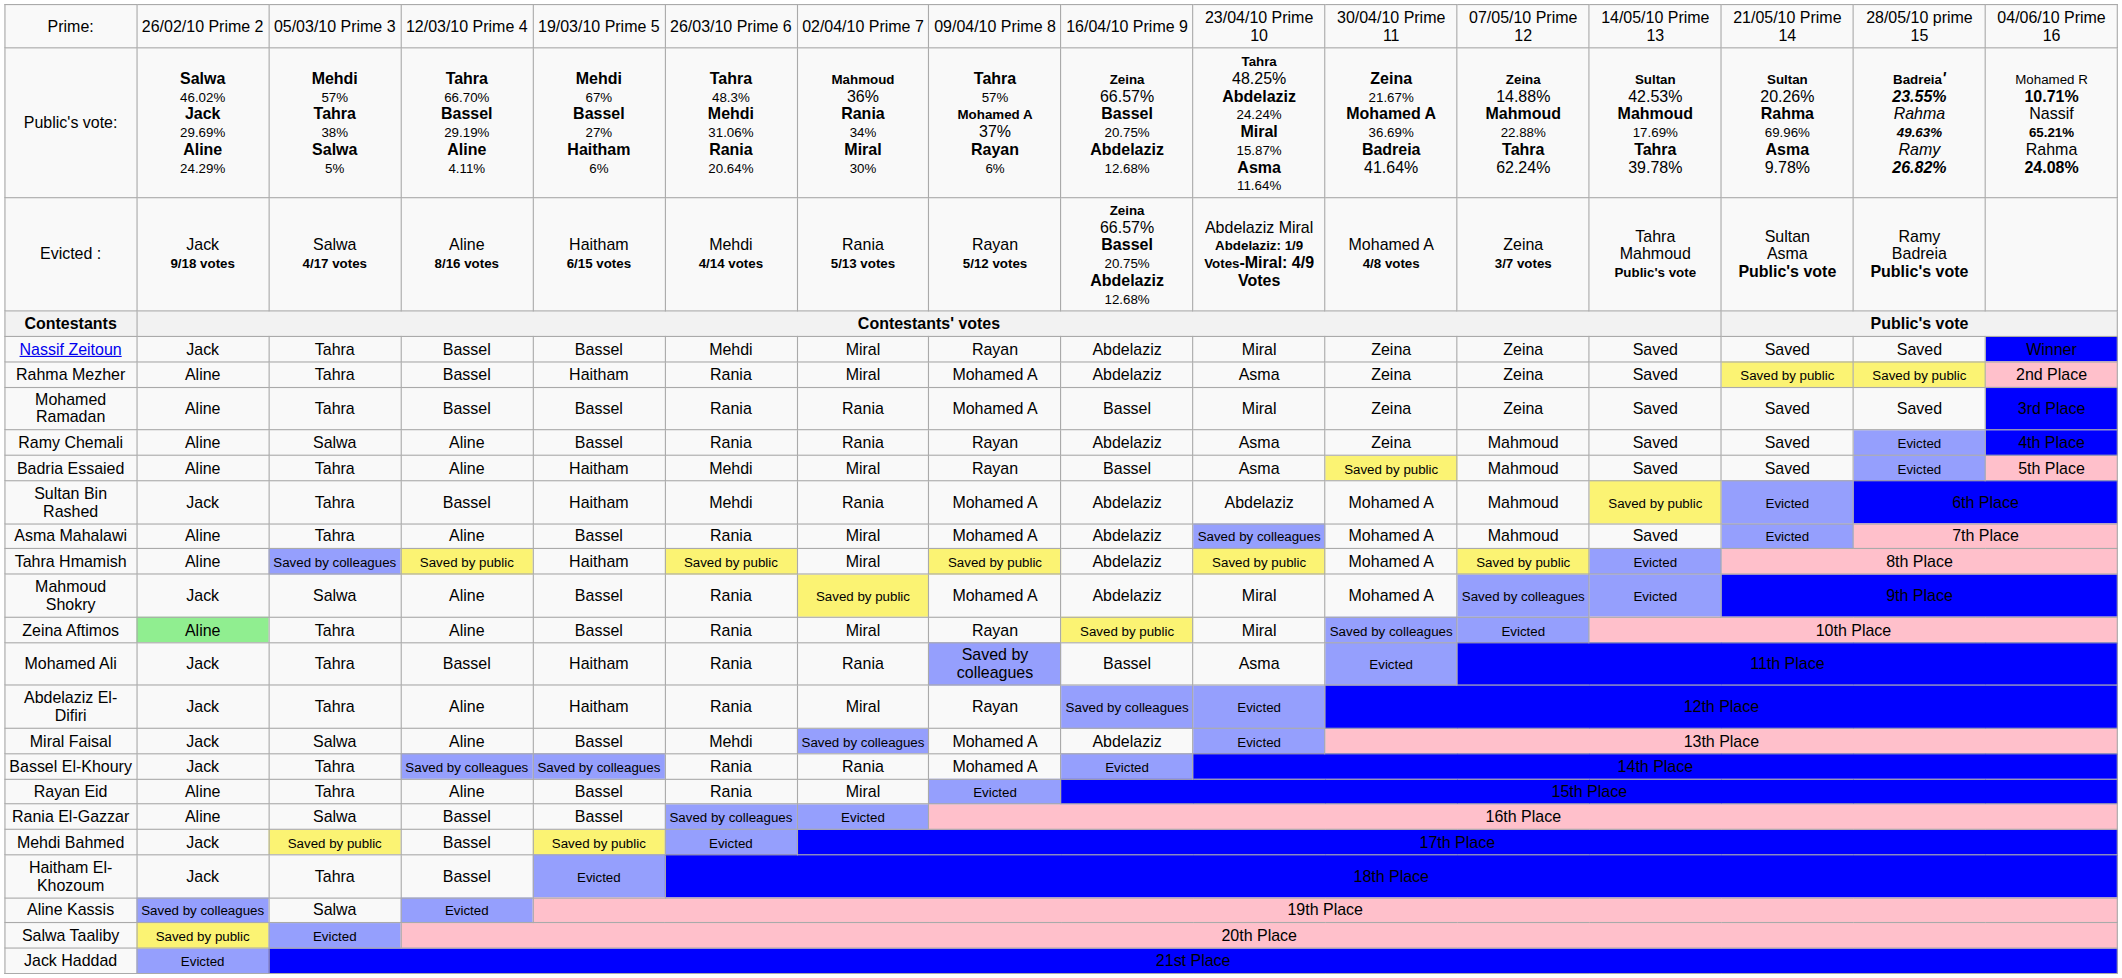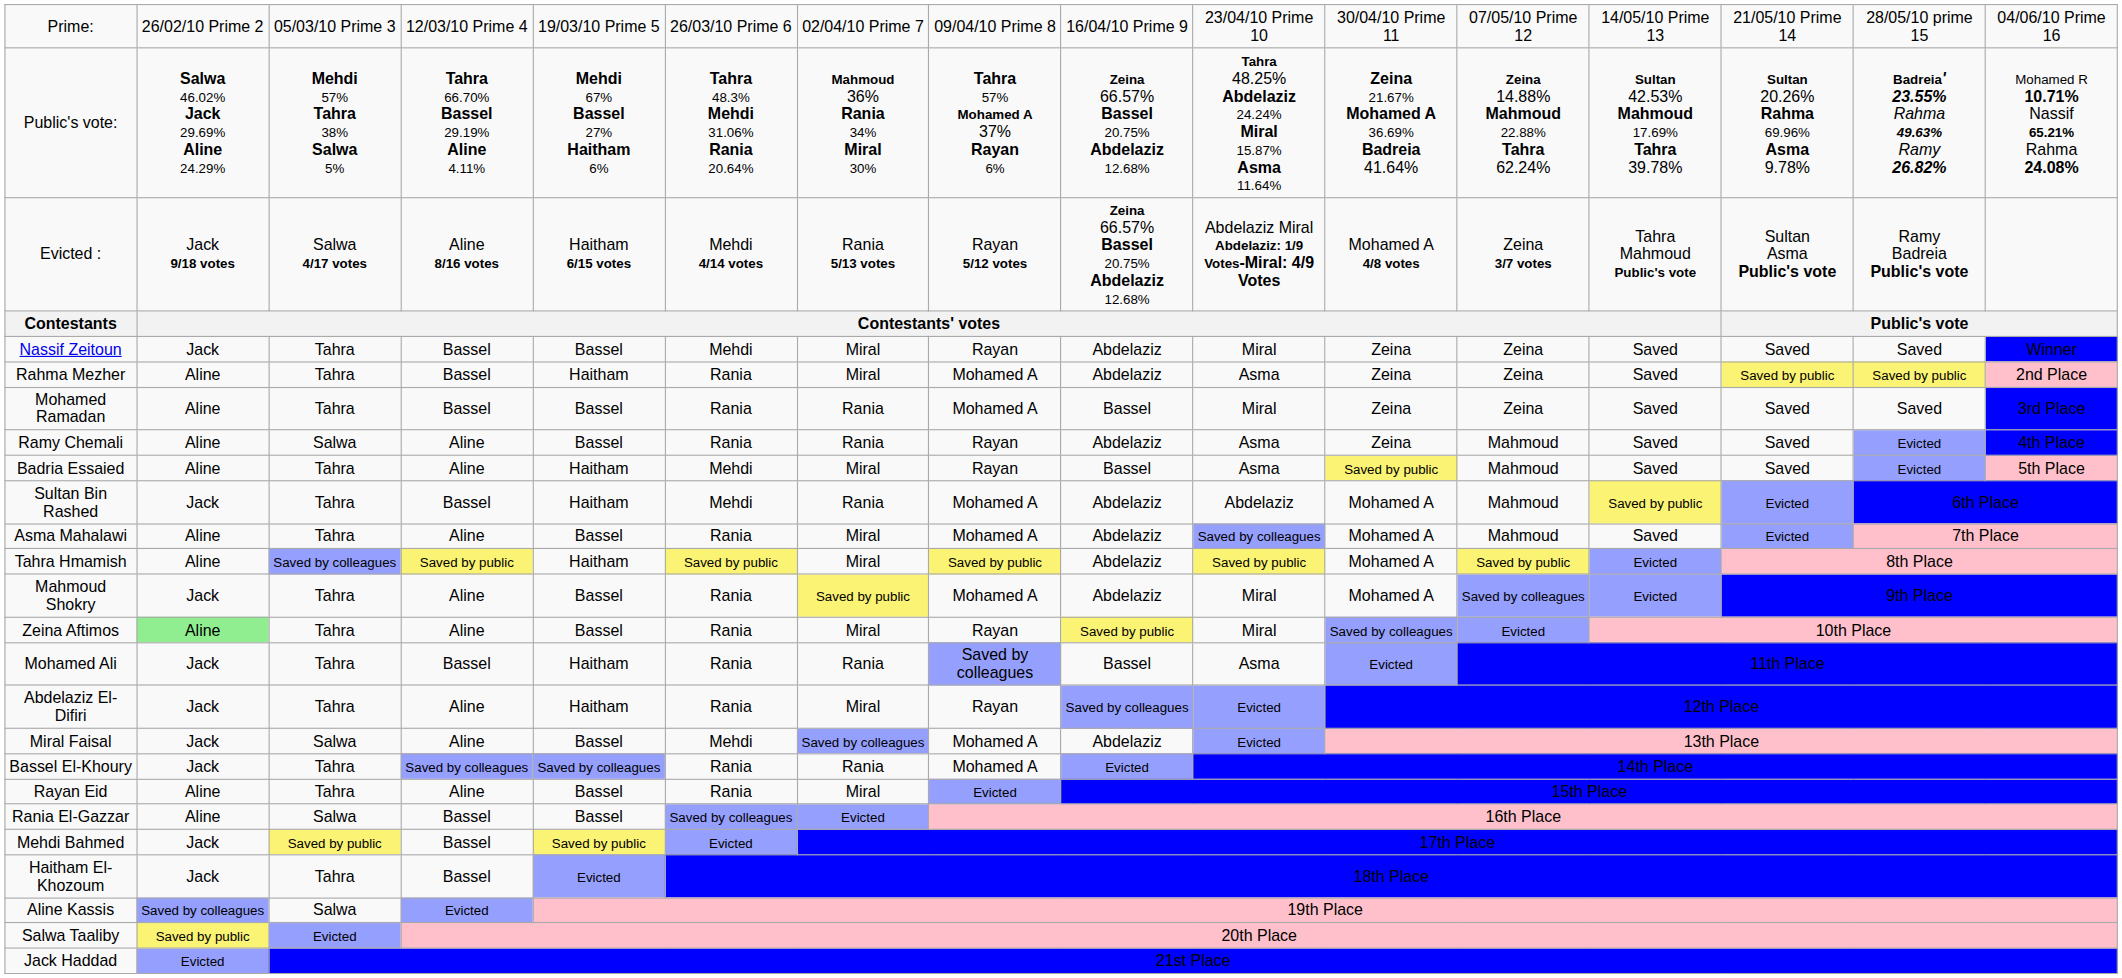(335, 596) Salwa -> (335, 596) Tahra
